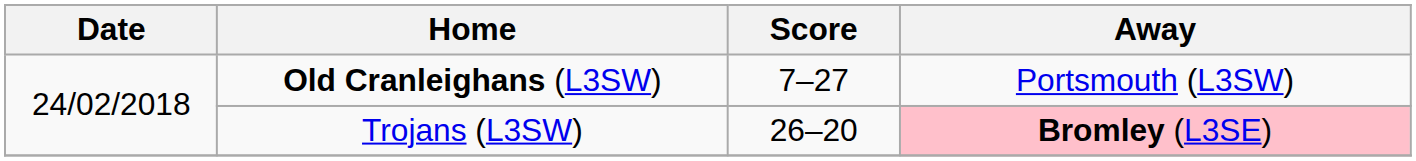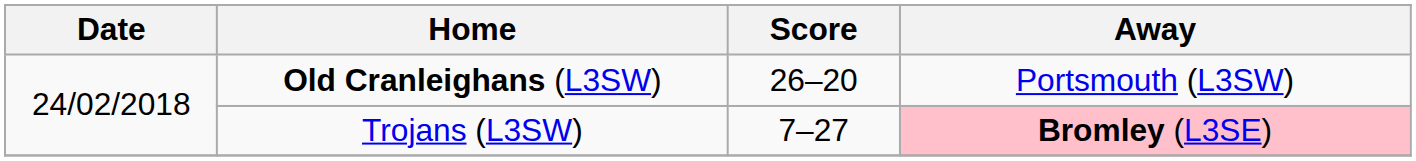(814, 79) 7–27 -> (814, 79) 26–20
(814, 130) 26–20 -> (814, 130) 7–27
